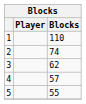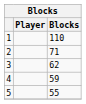(54, 52) 74 -> (54, 52) 71
(54, 79) 57 -> (54, 79) 59
